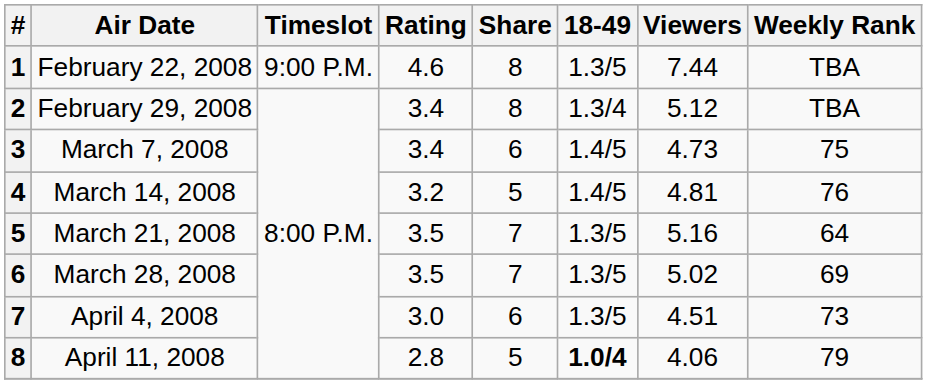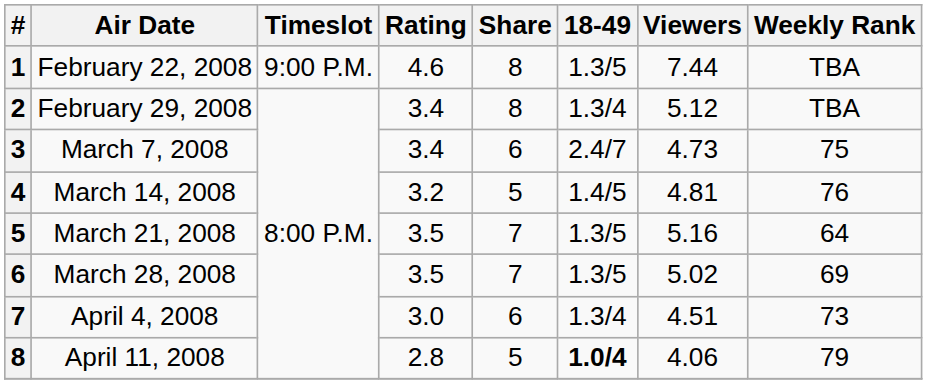(597, 150) 1.4/5 -> (597, 150) 2.4/7
(597, 316) 1.3/5 -> (597, 316) 1.3/4
